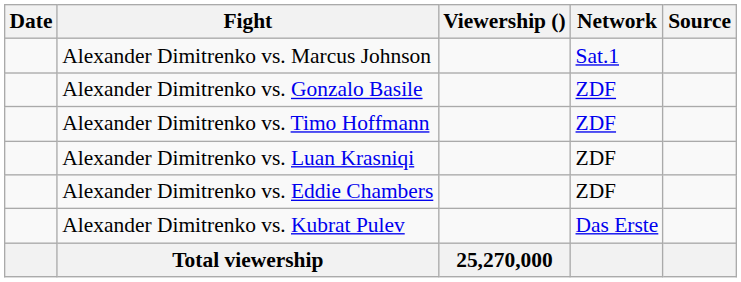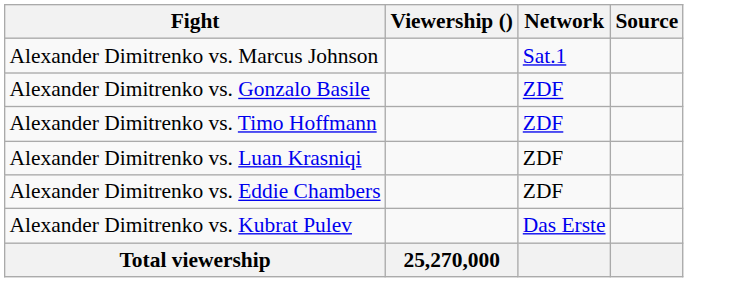- column: (31, 21)
